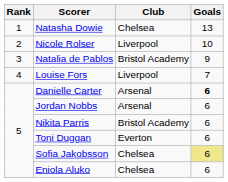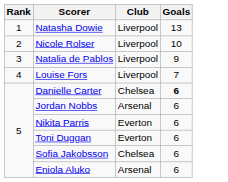(136, 28) Chelsea -> (138, 28) Liverpool
(153, 59) Bristol Academy -> (138, 59) Liverpool
(135, 91) Arsenal -> (136, 91) Chelsea
(153, 122) Bristol Academy -> (135, 122) Everton
(207, 153) khaki background -> (176, 153) no background
(136, 169) Chelsea -> (135, 169) Arsenal
